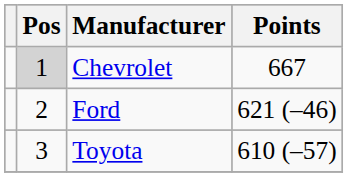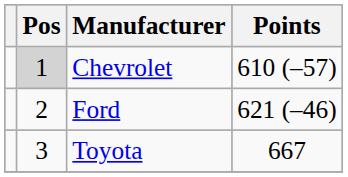(287, 67) 667 -> (287, 67) 610 (–57)
(287, 151) 610 (–57) -> (287, 151) 667
